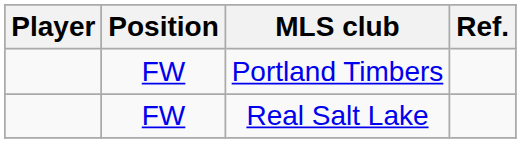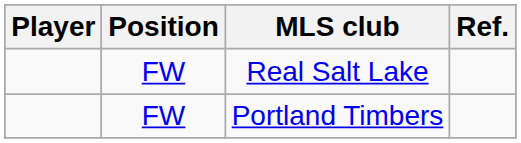rows swapped: (337, 115) <-> (337, 71)
